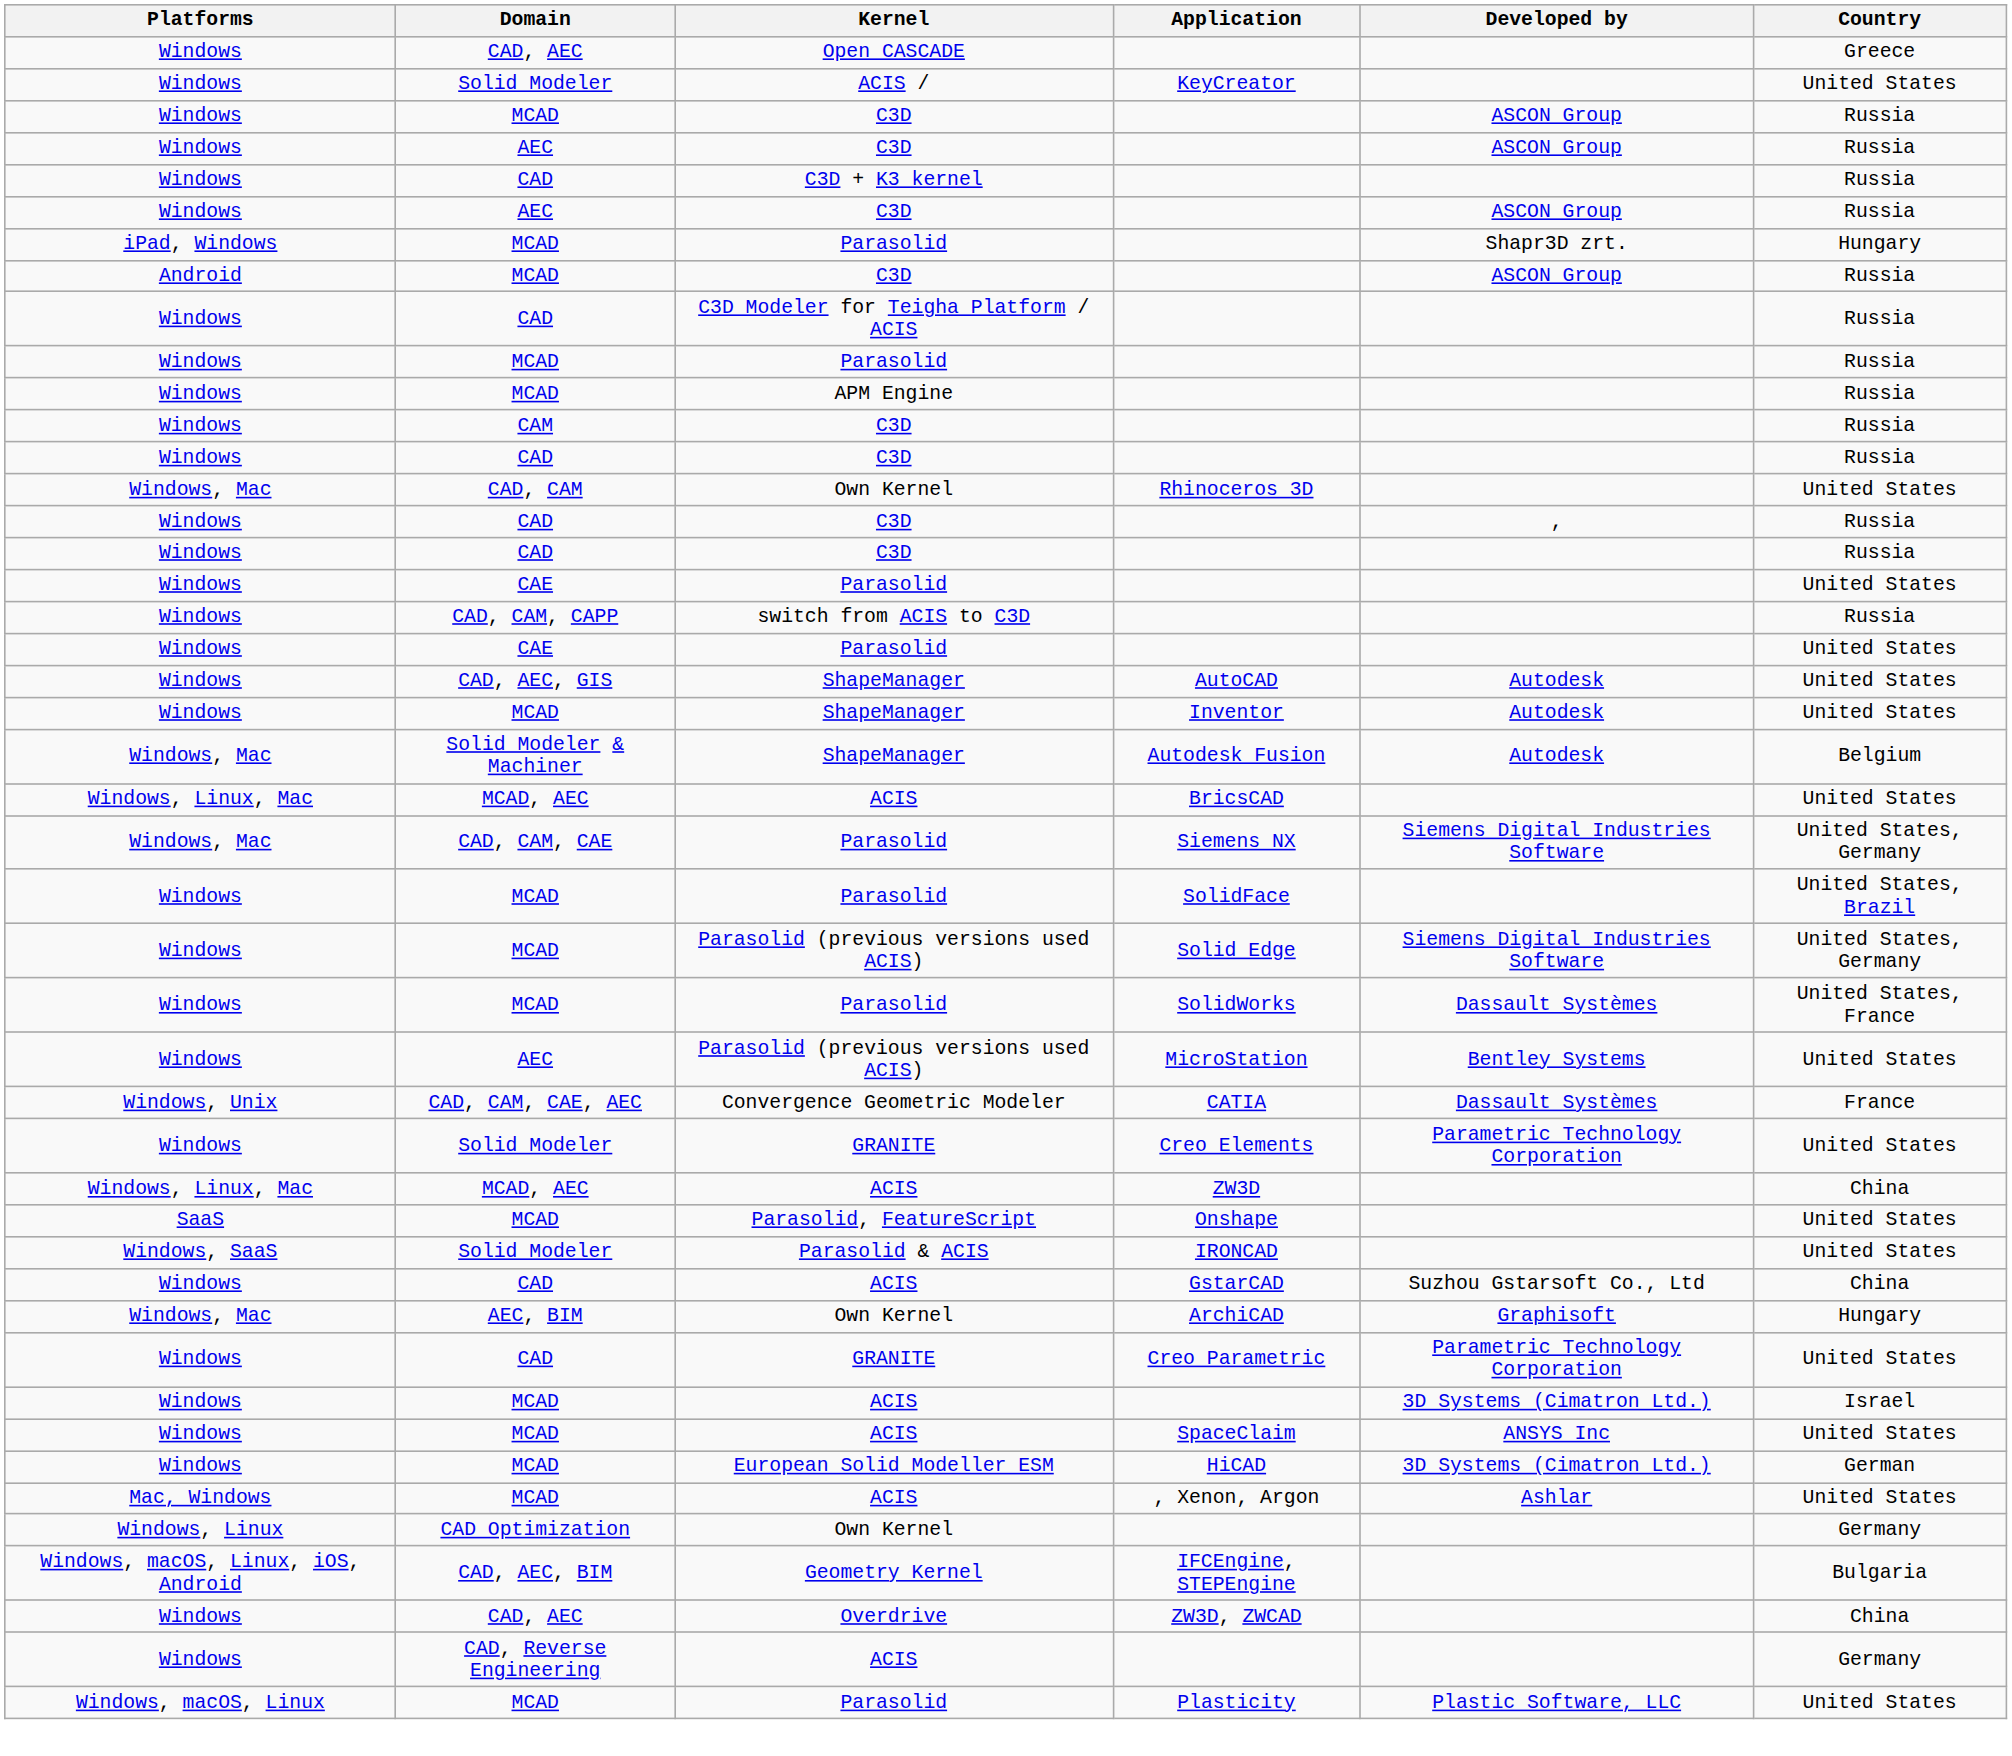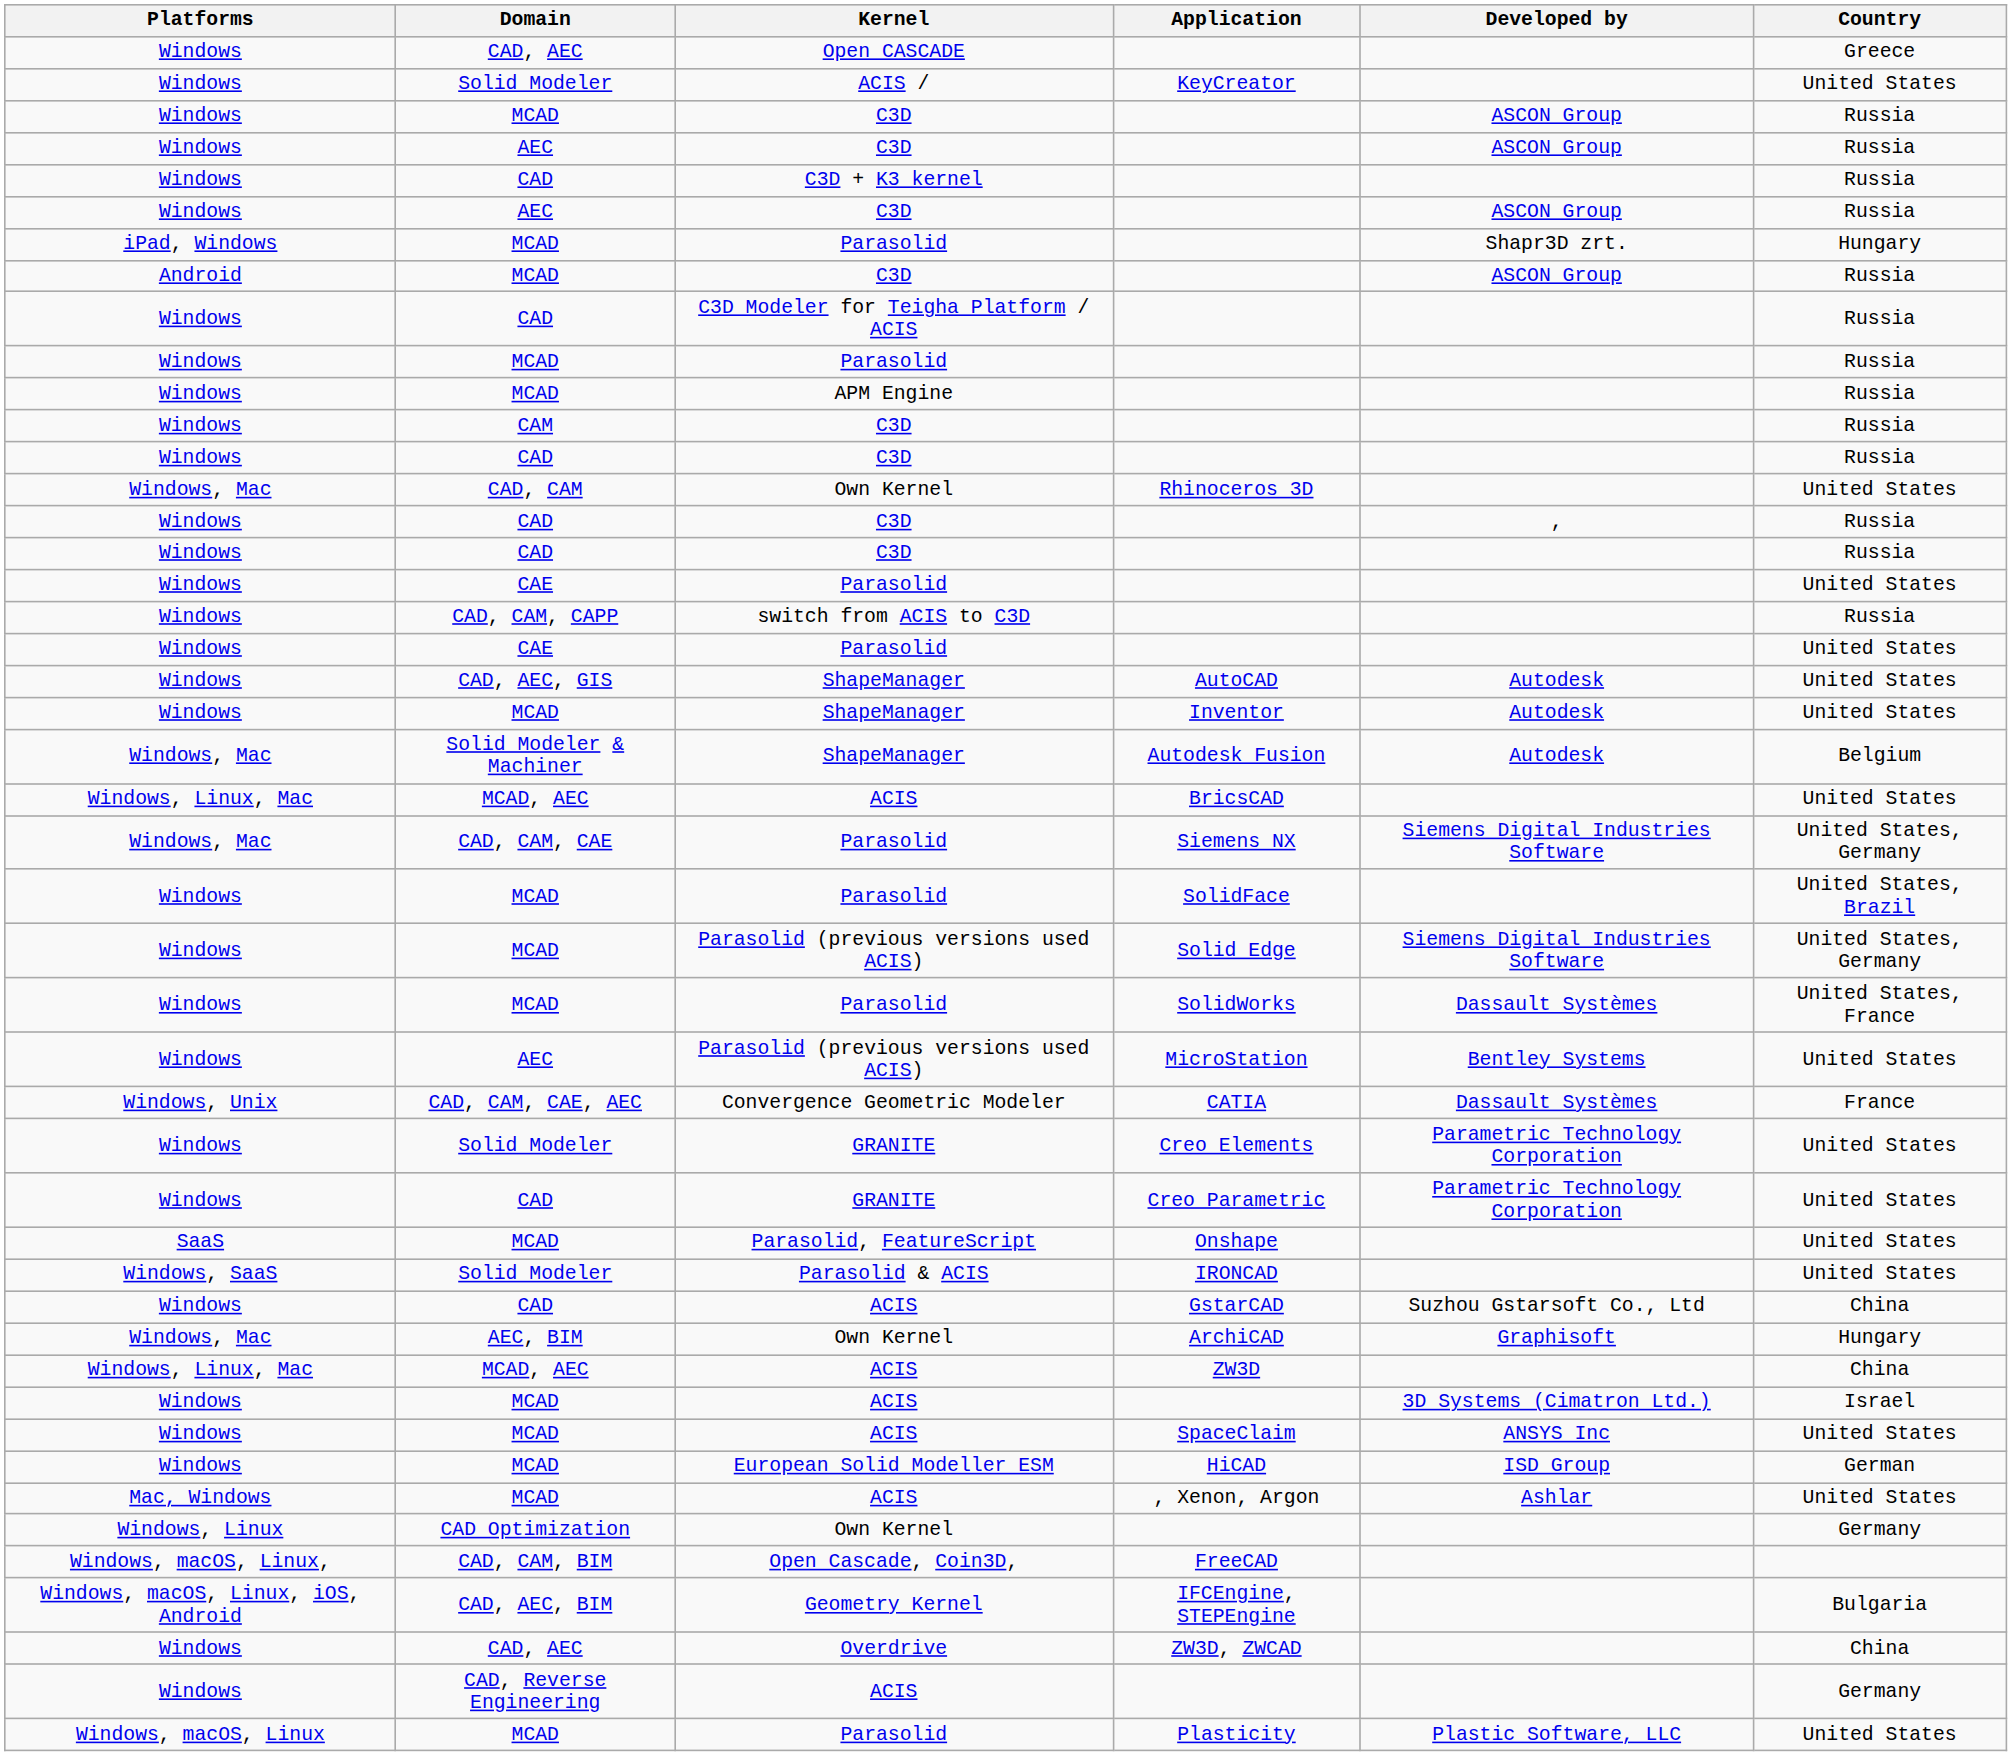rows swapped: (894, 1360) <-> (894, 1189)
(1557, 1467) 3D Systems (Cimatron Ltd.) -> (1557, 1467) ISD Group
+ row: (894, 1562)
